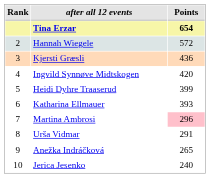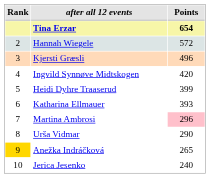(186, 58) 436 -> (186, 58) 496
(186, 134) 291 -> (186, 134) 290
(18, 150) no background -> (18, 150) gold background
